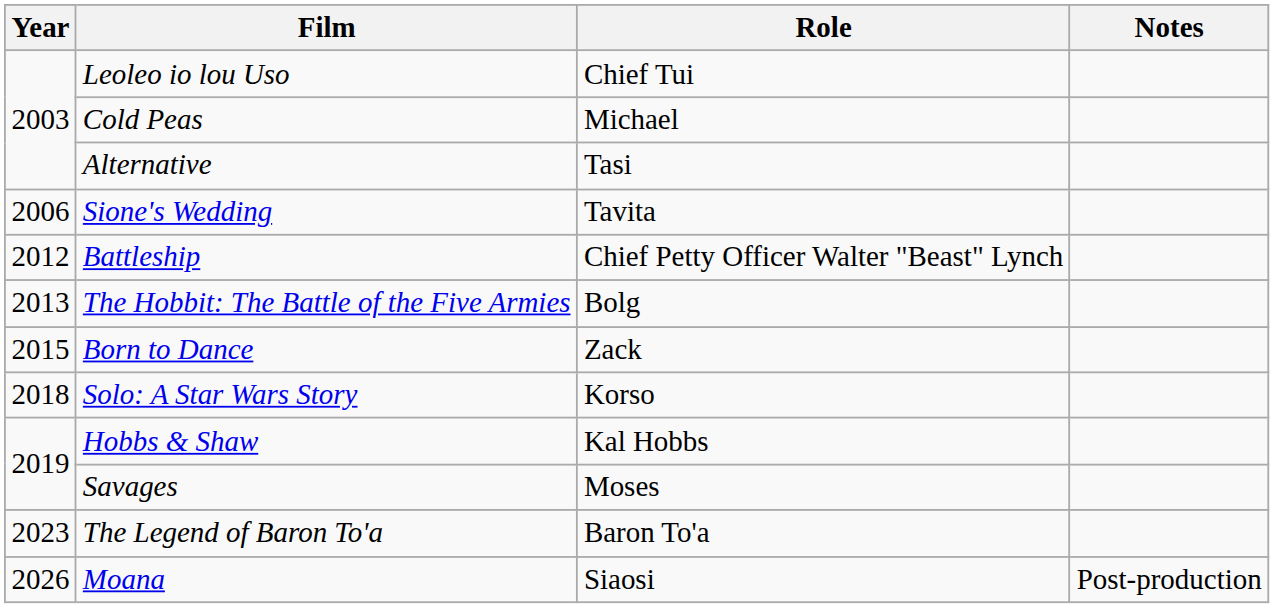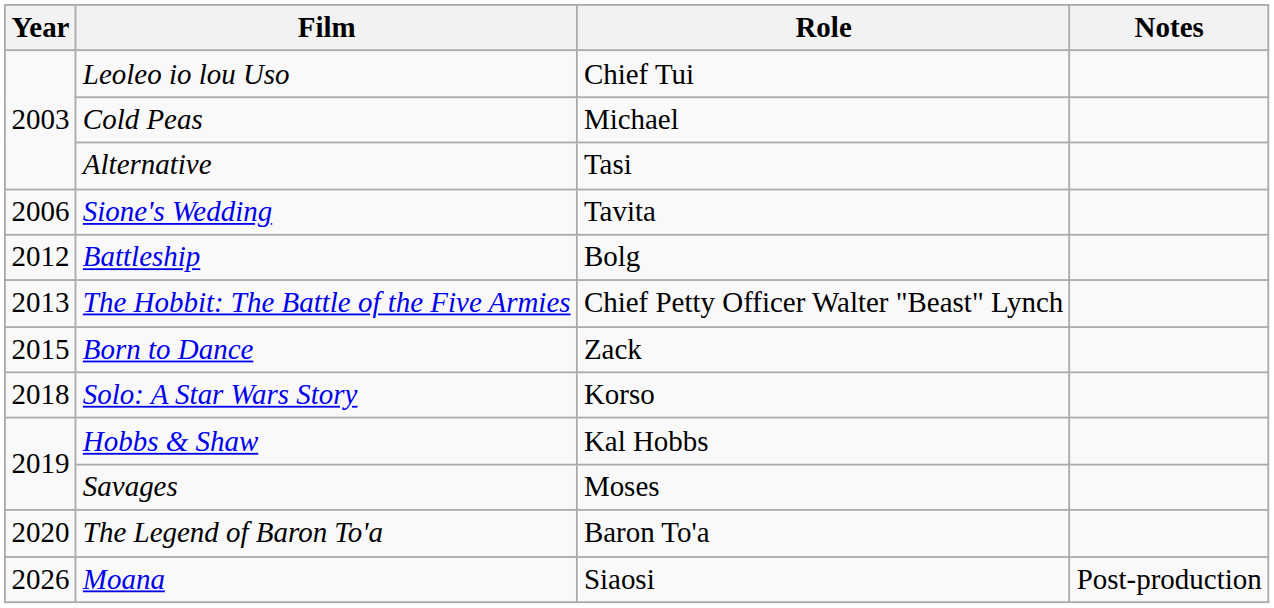(824, 257) Chief Petty Officer Walter "Beast" Lynch -> (612, 257) Bolg
(612, 303) Bolg -> (824, 303) Chief Petty Officer Walter "Beast" Lynch
(41, 532) 2023 -> (41, 532) 2020
